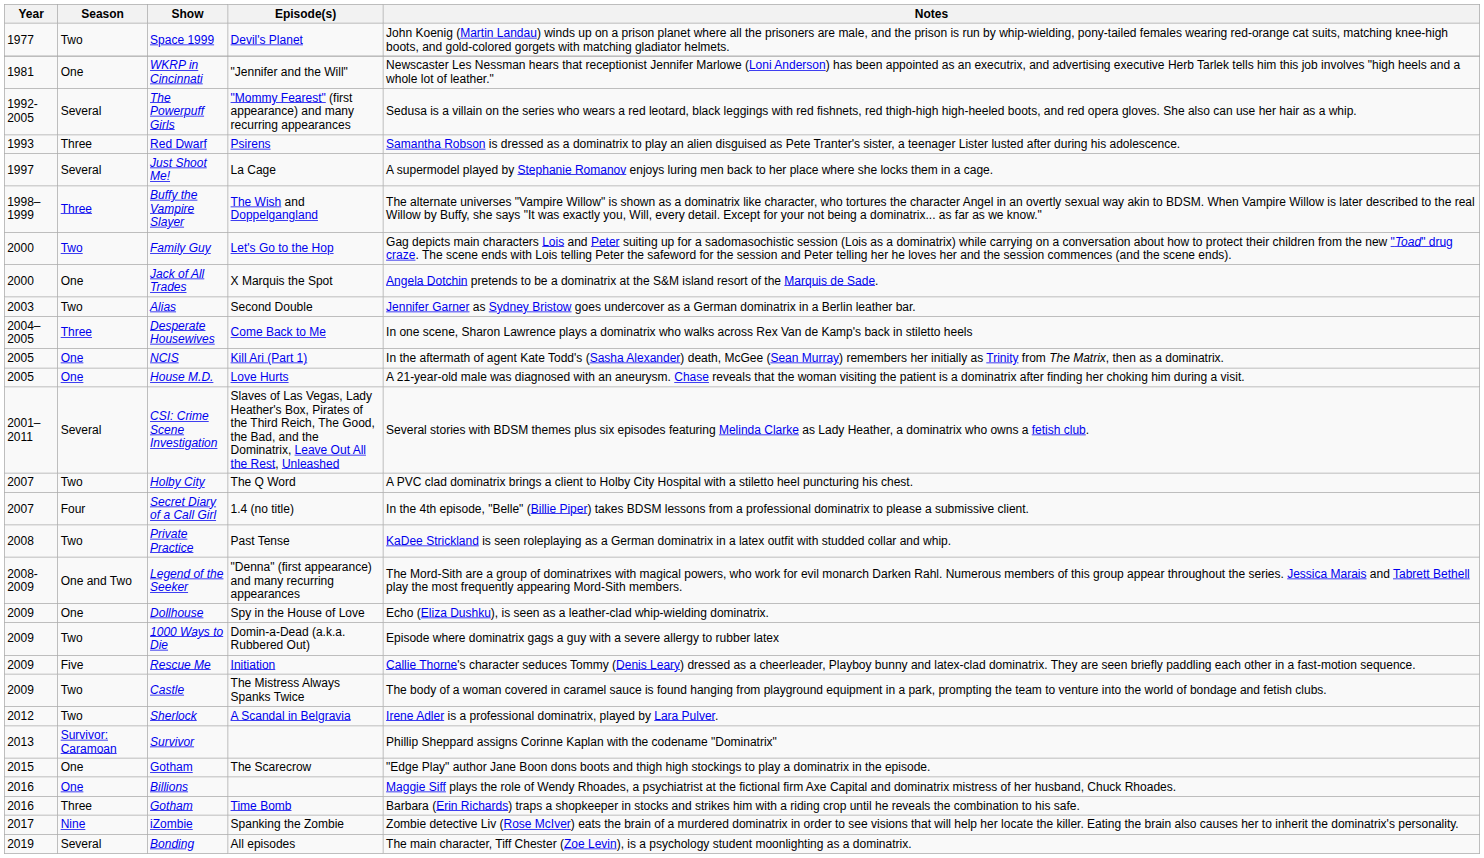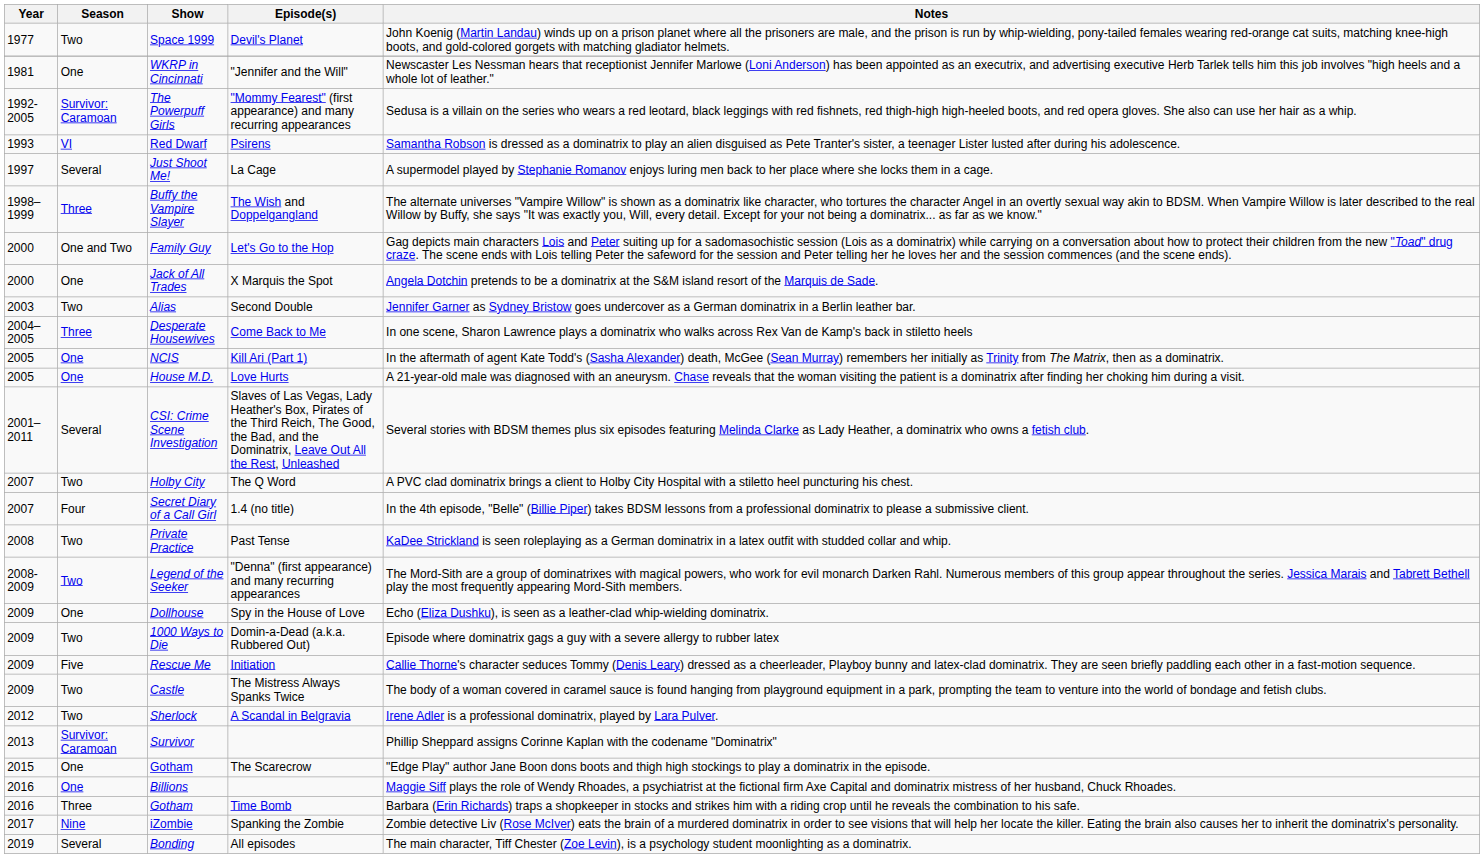(81, 111) Several -> (89, 111) Survivor: Caramoan
(76, 144) Three -> (66, 144) VI
(72, 248) Two -> (96, 248) One and Two
(96, 580) One and Two -> (72, 580) Two
